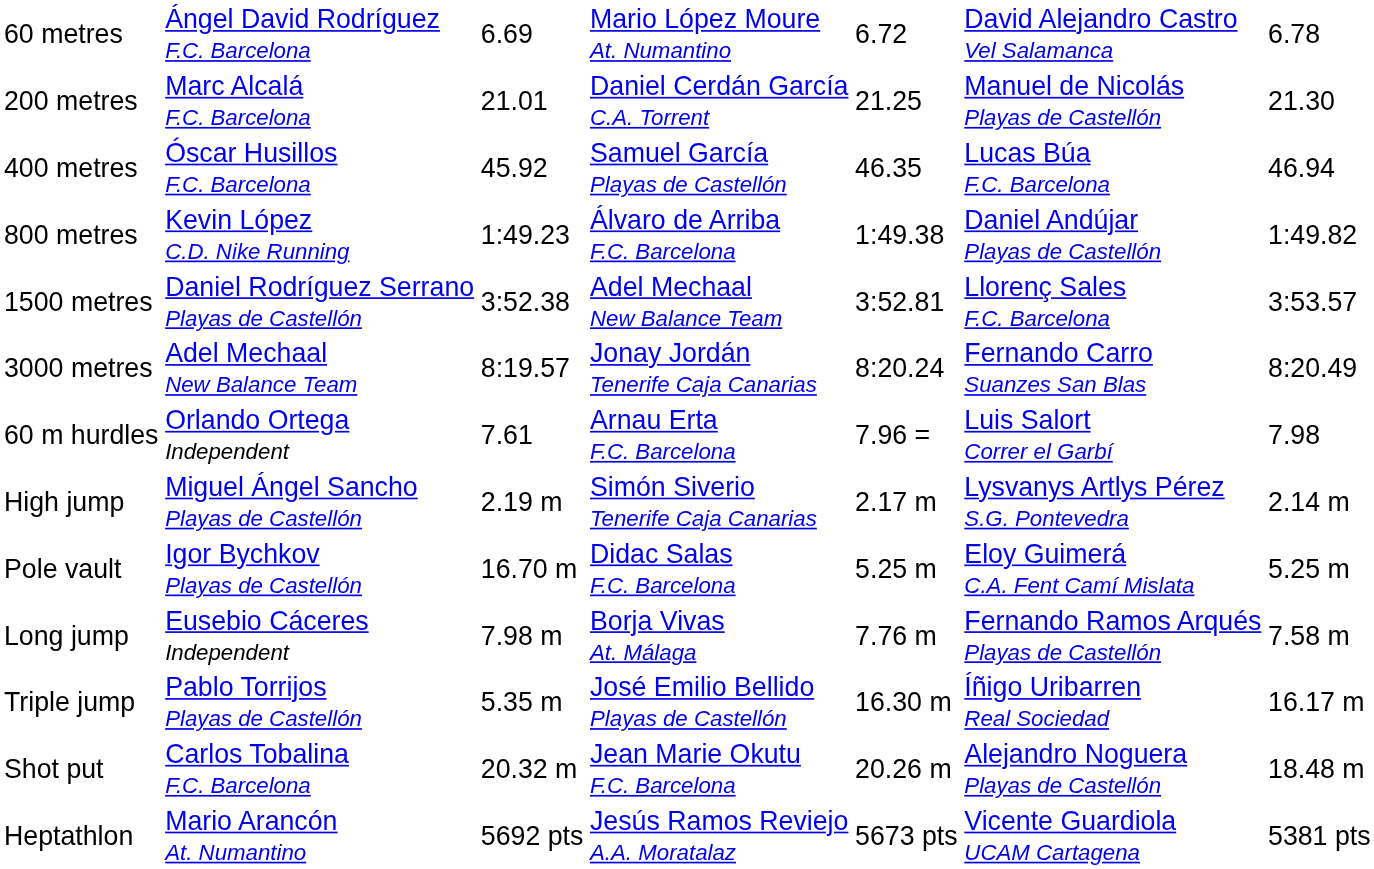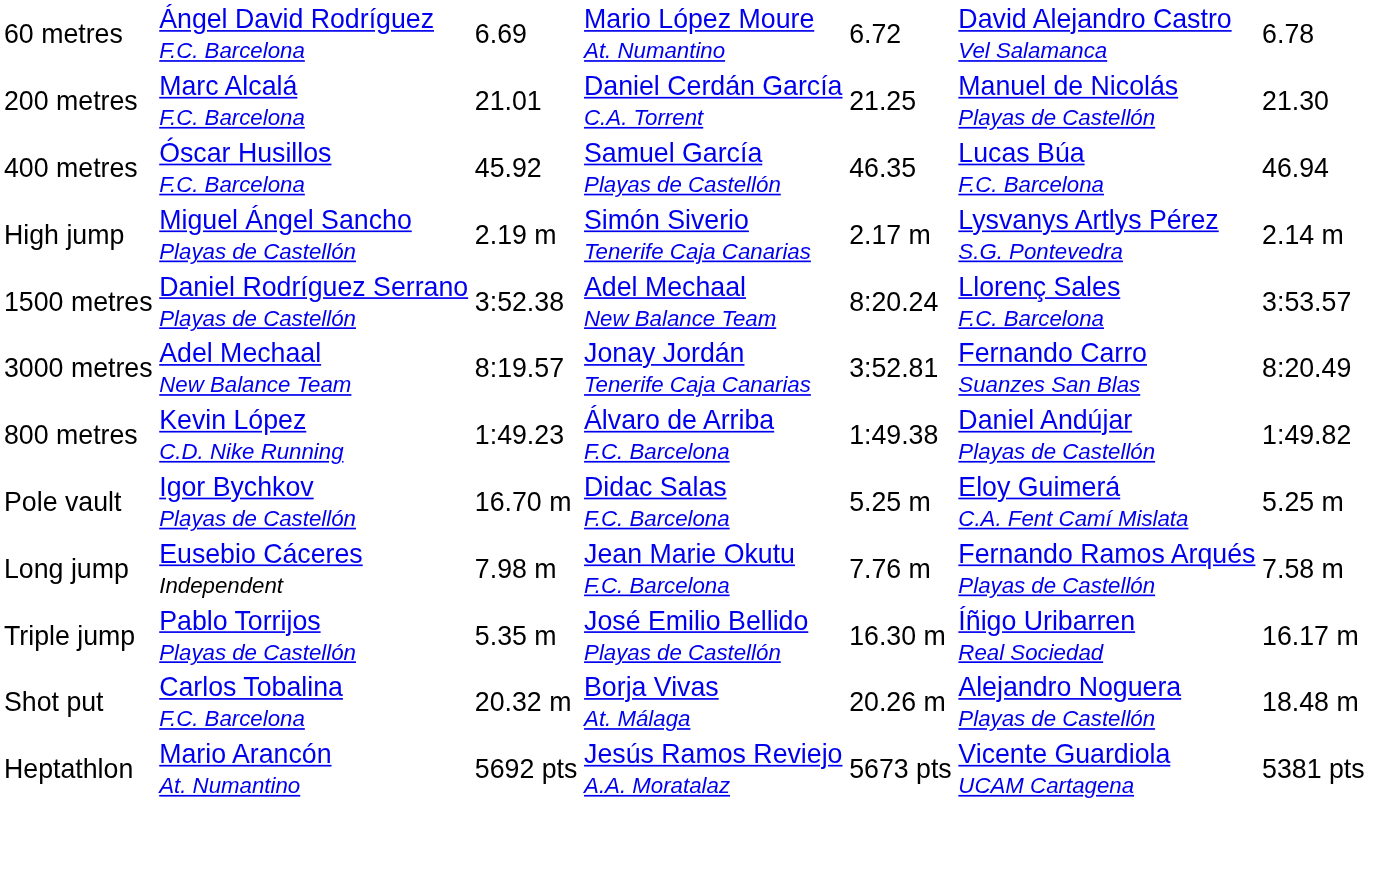rows swapped: (71, 235) <-> (64, 502)
(900, 301) 3:52.81 -> (894, 301) 8:20.24
(900, 368) 8:20.24 -> (894, 368) 3:52.81
- row: (81, 435)
(657, 635) Borja Vivas At. Málaga -> (689, 569) Jean Marie Okutu F.C. Barcelona
(695, 769) Jean Marie Okutu F.C. Barcelona -> (651, 702) Borja Vivas At. Málaga
